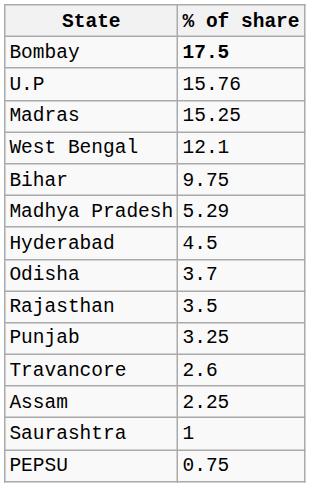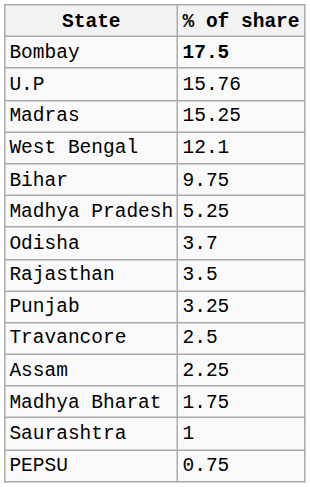(206, 211) 5.29 -> (206, 211) 5.25
- row: (62, 243)
(200, 370) 2.6 -> (200, 338) 2.5
+ row: (85, 402)
